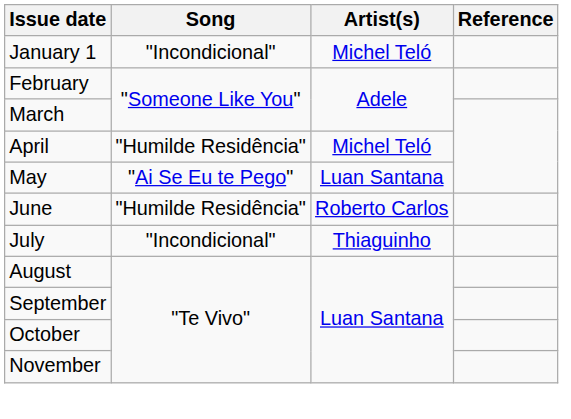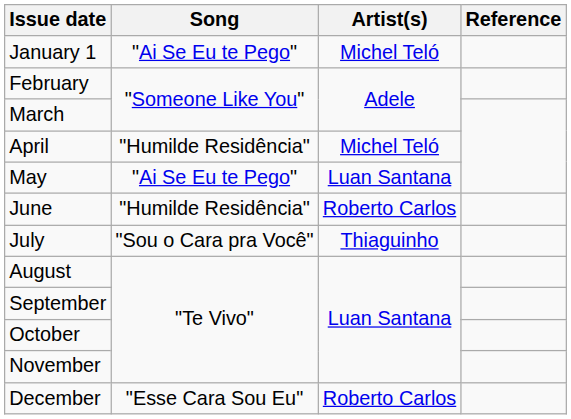(211, 51) "Incondicional" -> (215, 51) "Ai Se Eu te Pego"
(211, 240) "Incondicional" -> (215, 240) "Sou o Cara pra Você"
+ row: (55, 397)
